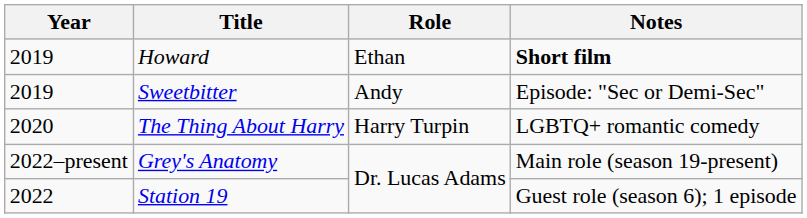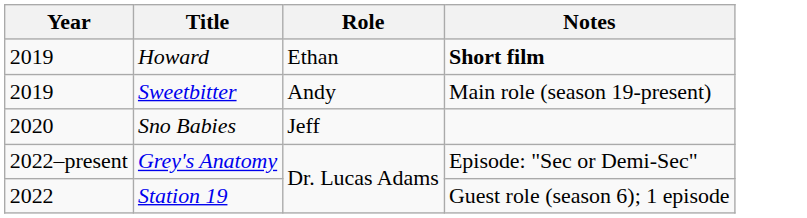(640, 91) Episode: "Sec or Demi-Sec" -> (580, 91) Main role (season 19-present)
- row: (241, 126)
+ row: (187, 126)
(647, 160) Main role (season 19-present) -> (573, 160) Episode: "Sec or Demi-Sec"
